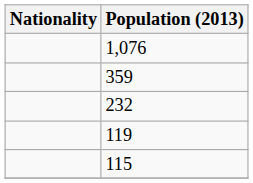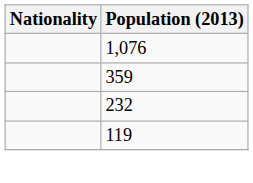- row: (119, 163)
